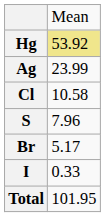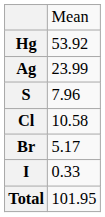(70, 43) khaki background -> (70, 43) no background
rows swapped: (26, 120) <-> (26, 95)
